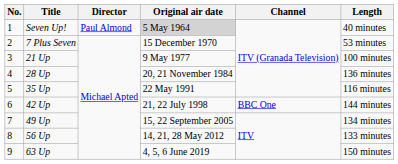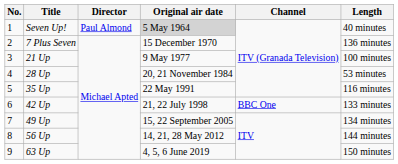(365, 43) 53 minutes -> (367, 43) 136 minutes
(367, 74) 136 minutes -> (365, 74) 53 minutes
(367, 105) 144 minutes -> (367, 105) 133 minutes
(367, 136) 133 minutes -> (367, 136) 144 minutes
